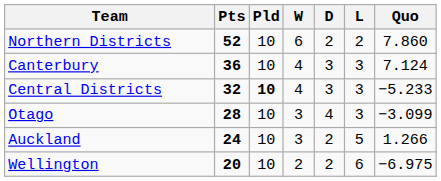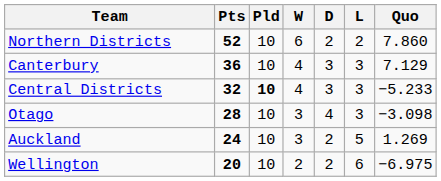(405, 66) 7.124 -> (405, 66) 7.129
(405, 115) −3.099 -> (405, 115) −3.098
(405, 140) 1.266 -> (405, 140) 1.269
